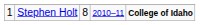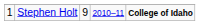(85, 12) 8 -> (85, 12) 9
